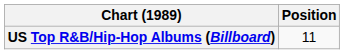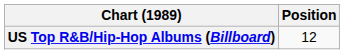(309, 37) 11 -> (309, 37) 12
